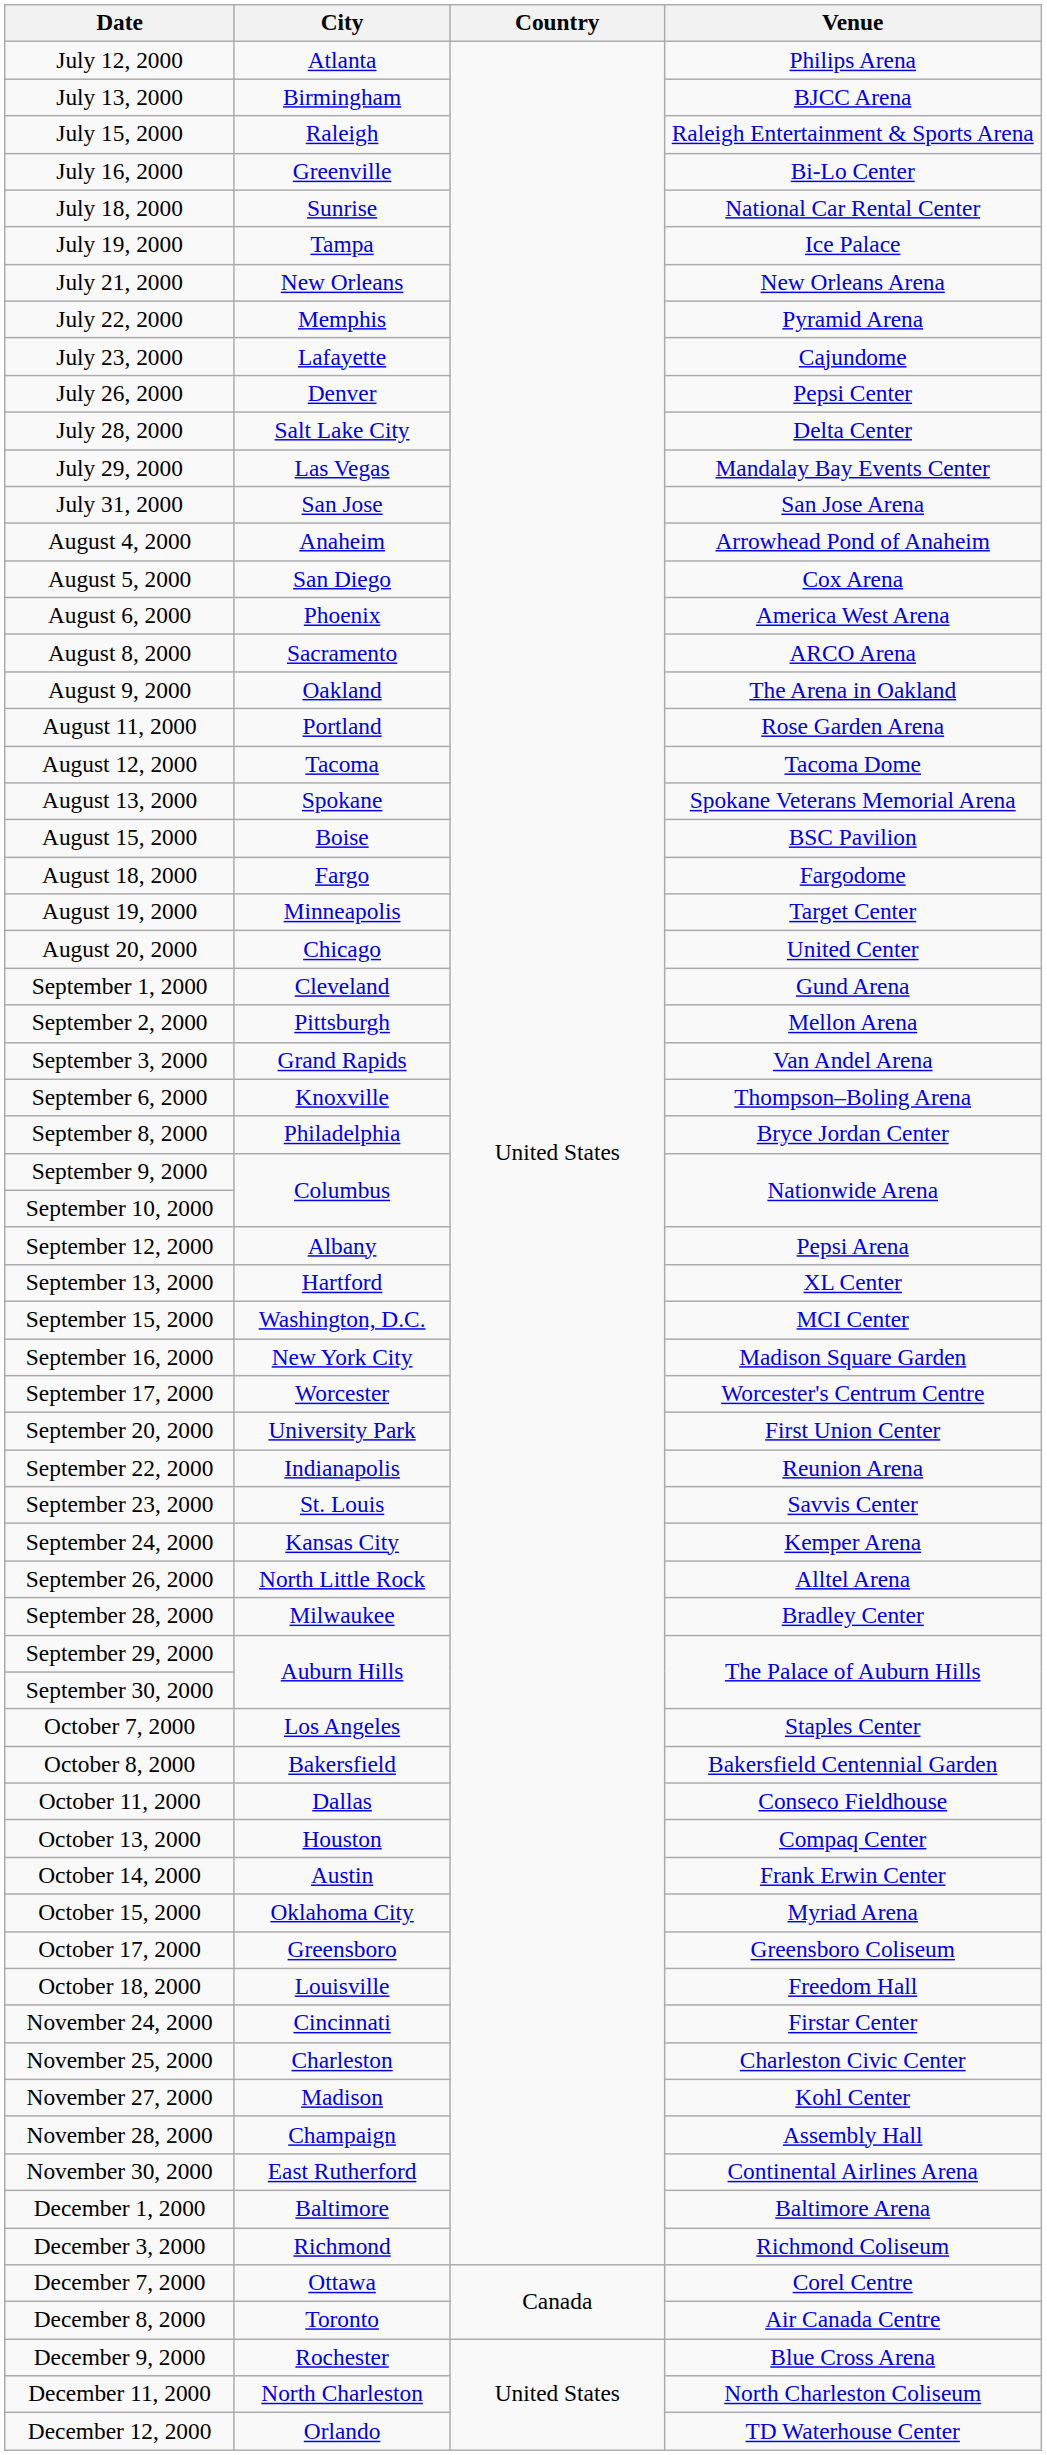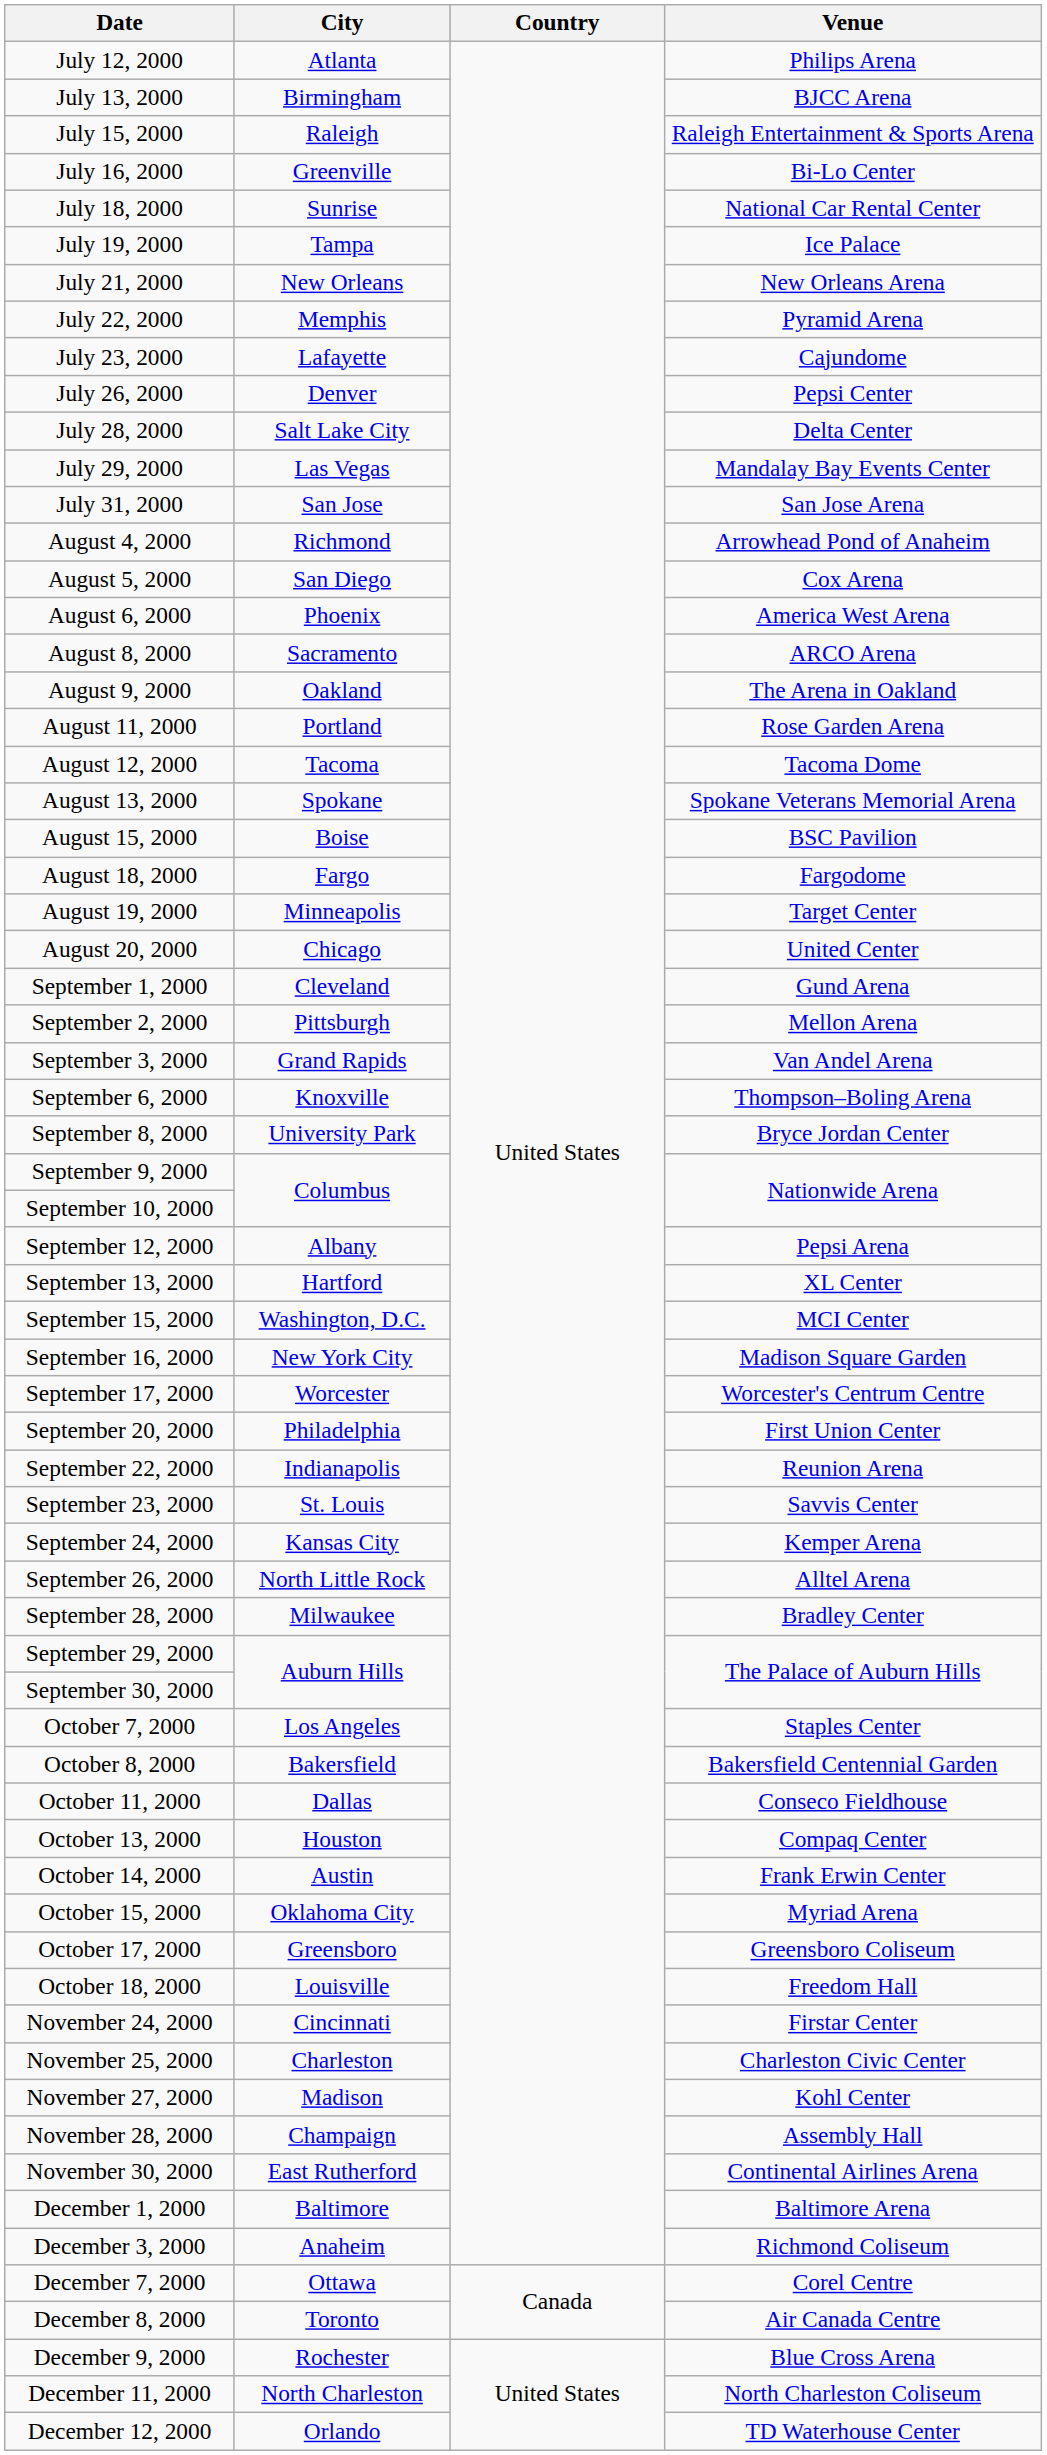(342, 541) Anaheim -> (342, 541) Richmond
(342, 1134) Philadelphia -> (342, 1134) University Park
(342, 1430) University Park -> (342, 1430) Philadelphia
(342, 2245) Richmond -> (342, 2245) Anaheim
